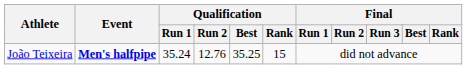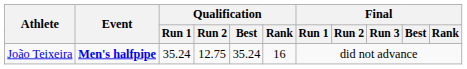(212, 54) 12.76 -> (212, 54) 12.75
(247, 54) 35.25 -> (247, 54) 35.24
(279, 54) 15 -> (279, 54) 16
